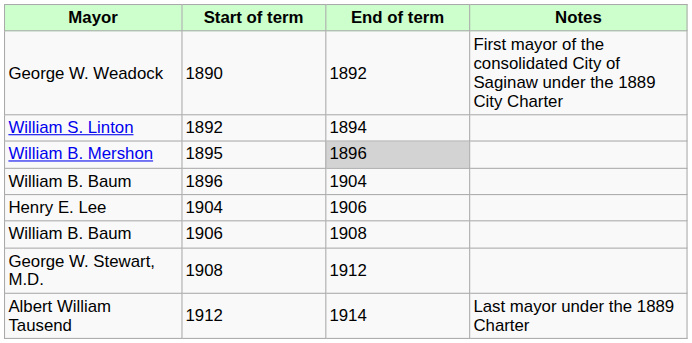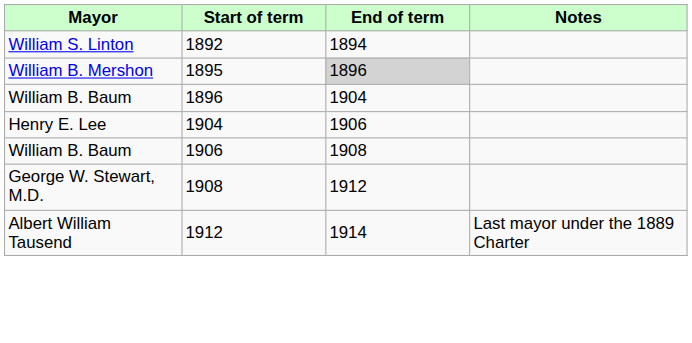- row: (204, 72)
